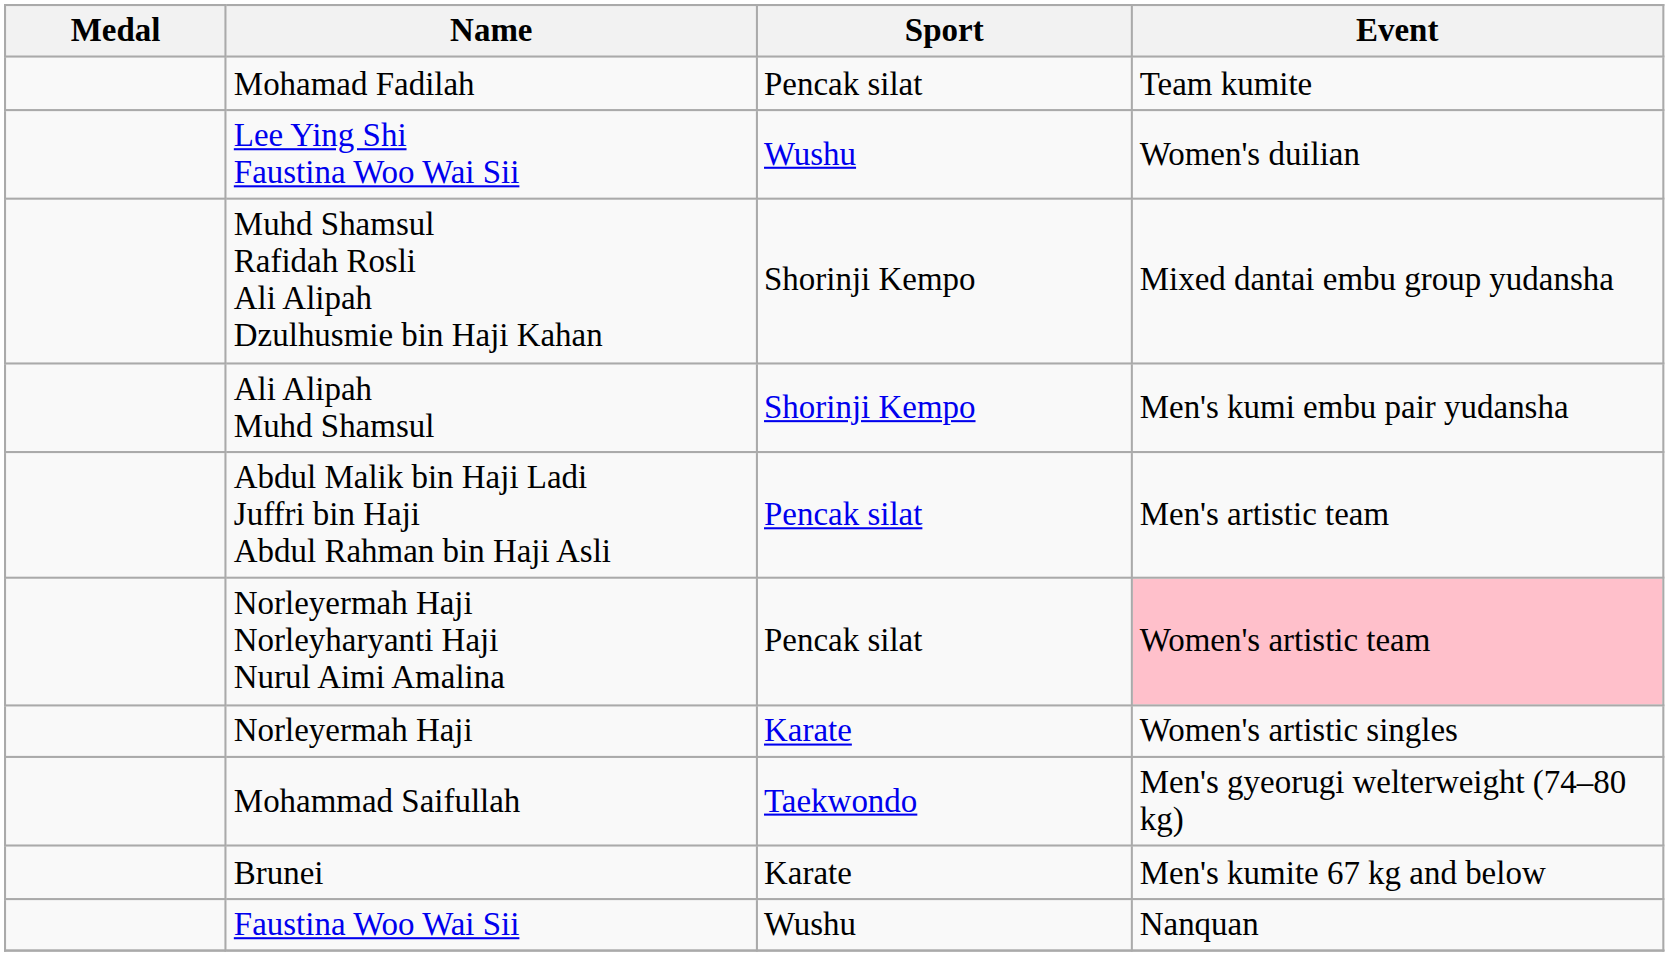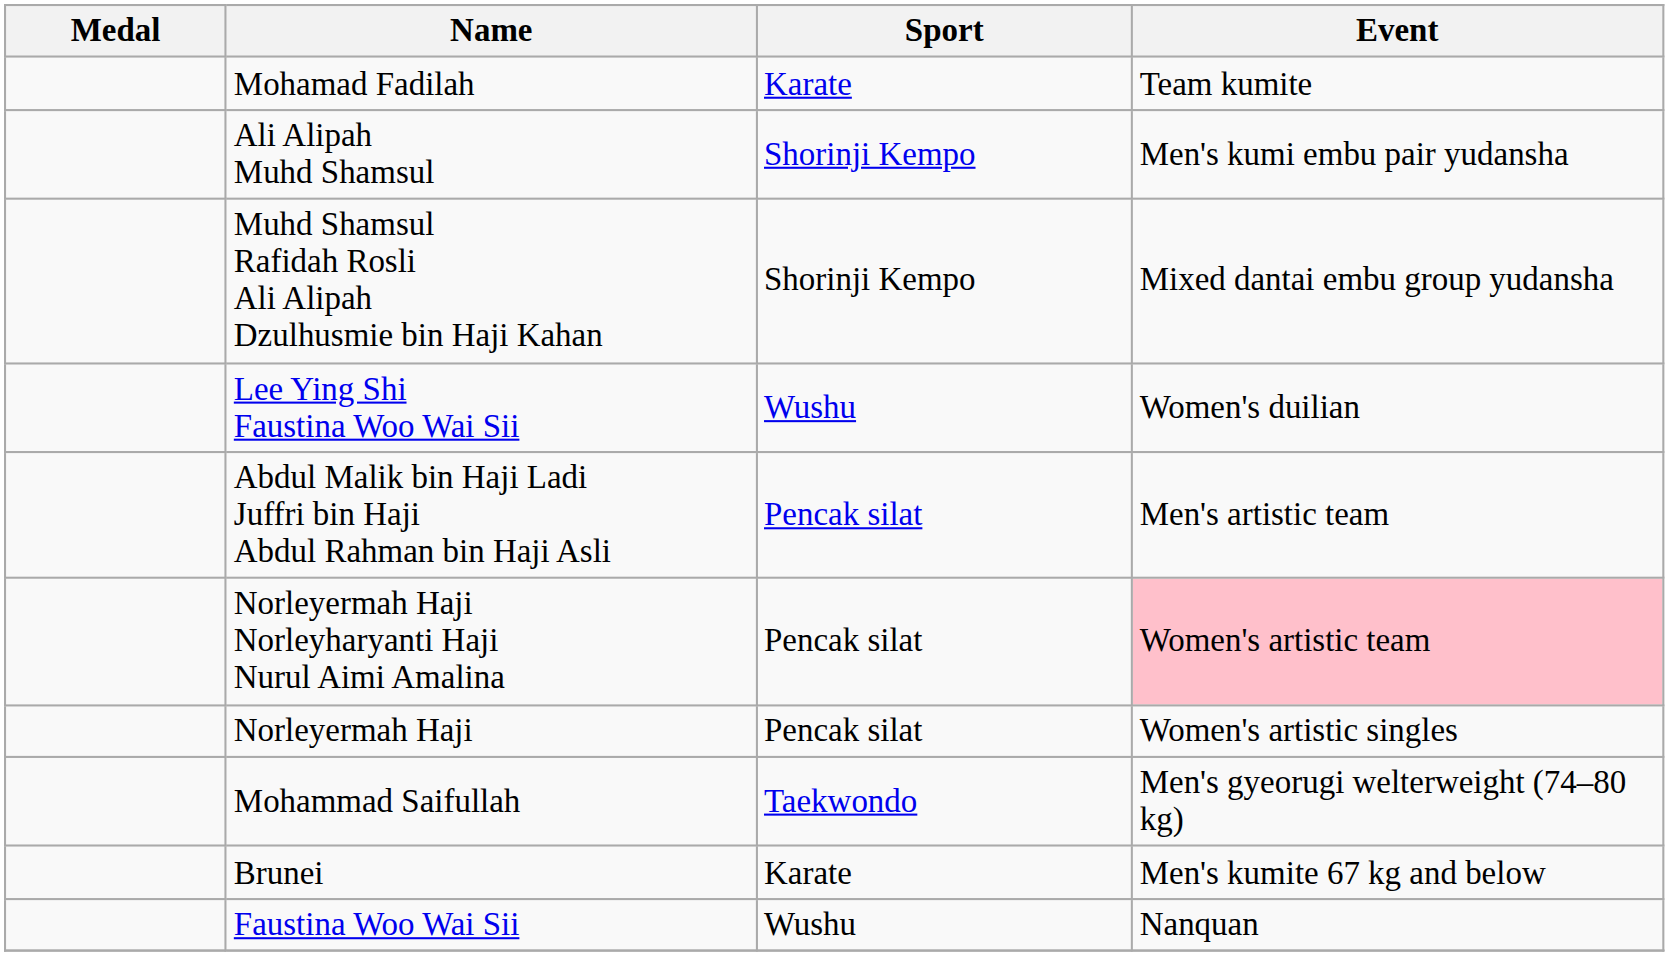(843, 82) Pencak silat -> (808, 82) Karate
rows swapped: (334, 406) <-> (377, 153)
(808, 730) Karate -> (843, 730) Pencak silat
